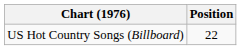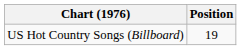(211, 34) 22 -> (211, 34) 19
